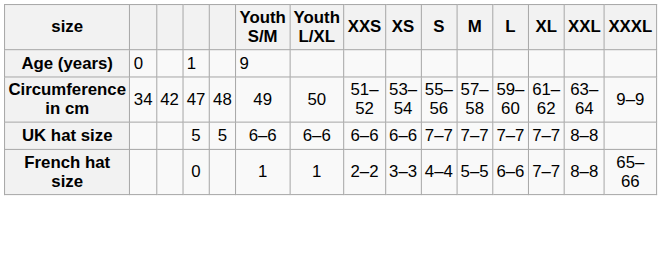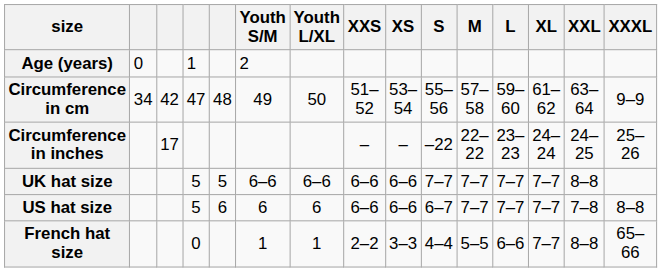(244, 63) 9 -> (244, 63) 2
+ row: (67, 145)
+ row: (67, 207)
